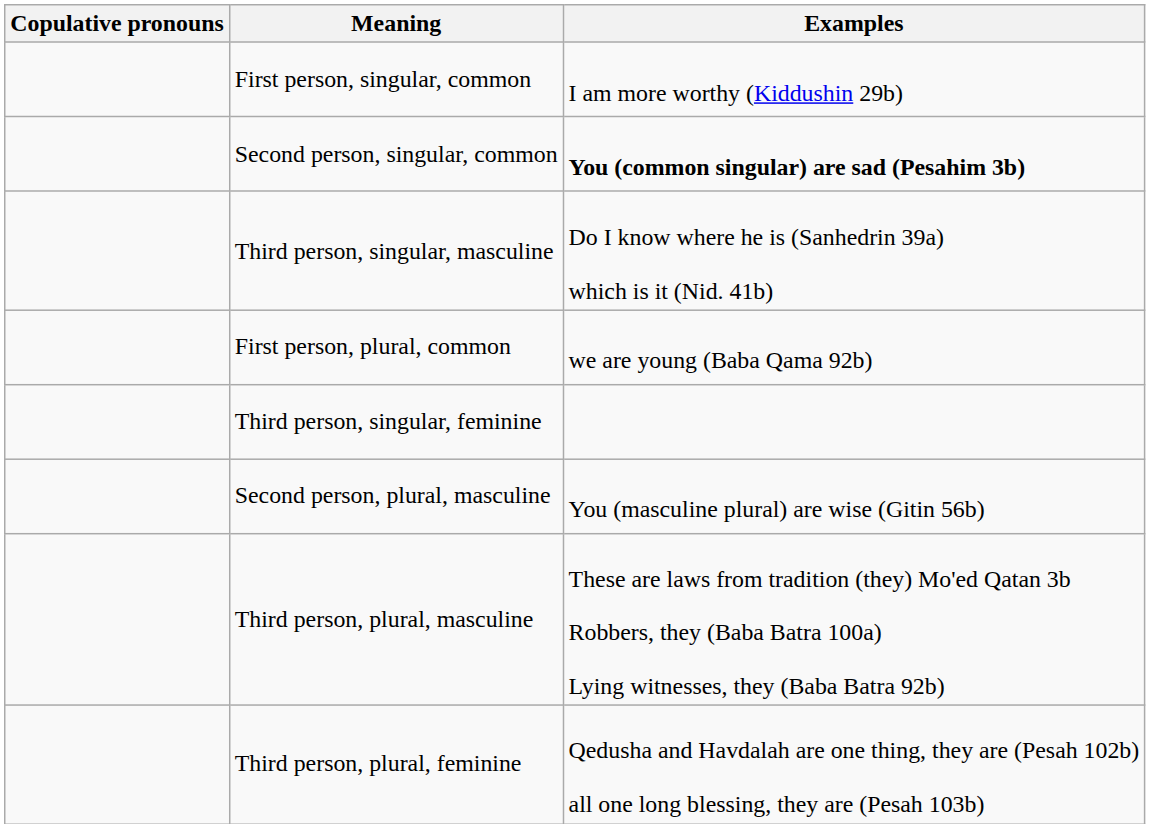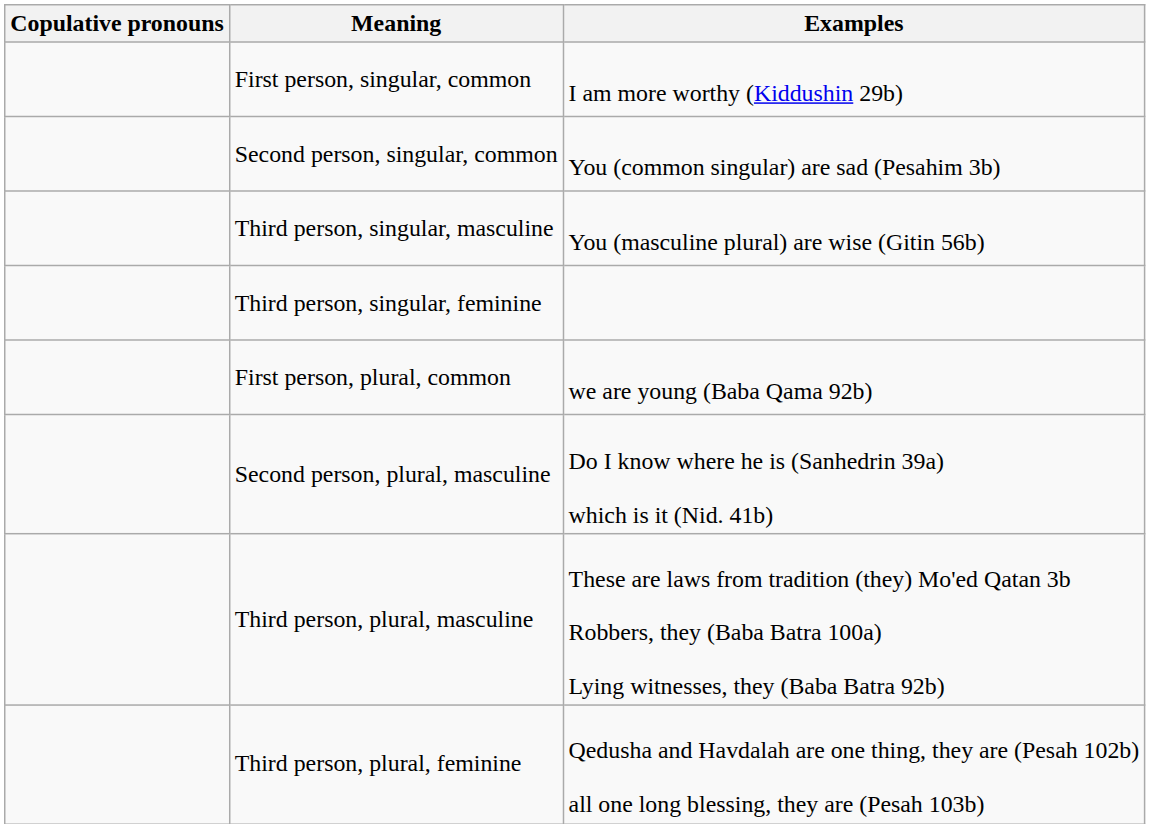(797, 167) bold -> (785, 167) normal
(756, 263) Do I know where he is (Sanhedrin 39a) which is it (Nid. 41b) -> (777, 241) You (masculine plural) are wise (Gitin 56b)
rows swapped: (388, 421) <-> (373, 346)
(777, 509) You (masculine plural) are wise (Gitin 56b) -> (756, 487) Do I know where he is (Sanhedrin 39a) which is it (Nid. 41b)
